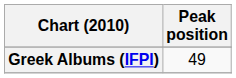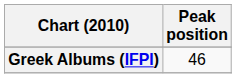(197, 60) 49 -> (197, 60) 46
